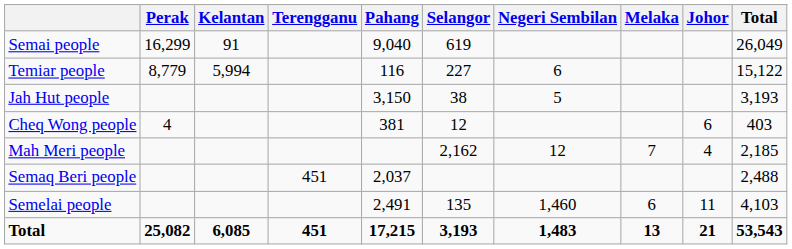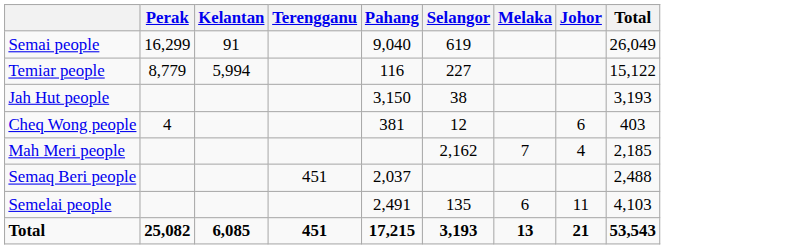- column: (557, 17)
